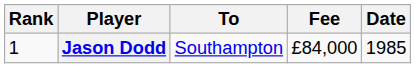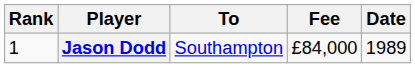(386, 47) 1985 -> (386, 47) 1989
